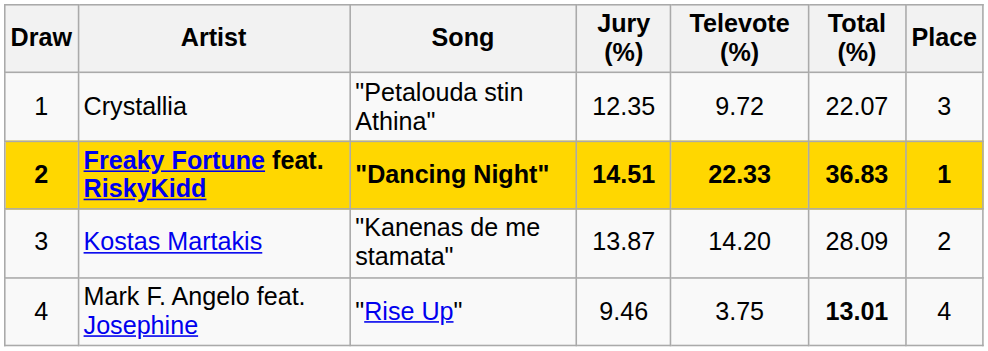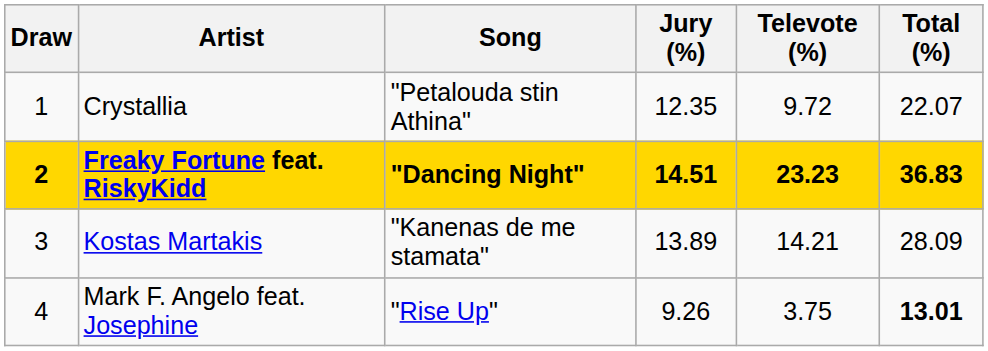- column: (944, 38)
(740, 174) 22.33 -> (808, 174) 23.23
(624, 242) 13.87 -> (686, 242) 13.89
(740, 242) 14.20 -> (808, 242) 14.21
(624, 310) 9.46 -> (686, 310) 9.26
